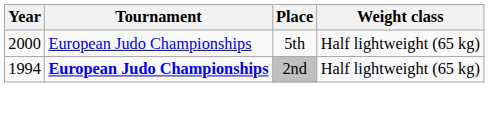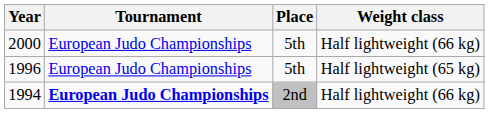(400, 43) Half lightweight (65 kg) -> (400, 43) Half lightweight (66 kg)
+ row: (25, 69)
(400, 69) Half lightweight (65 kg) -> (400, 95) Half lightweight (66 kg)
